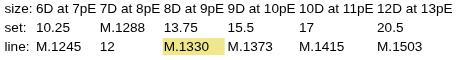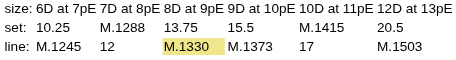(307, 27) 17 -> (322, 27) M.1415
(322, 46) M.1415 -> (307, 46) 17
